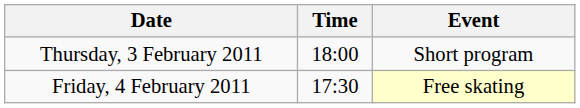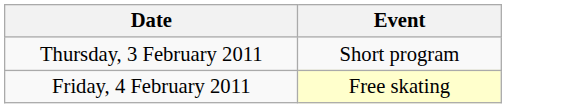- column: (335, 20)
